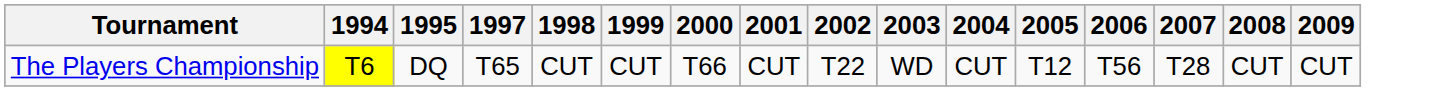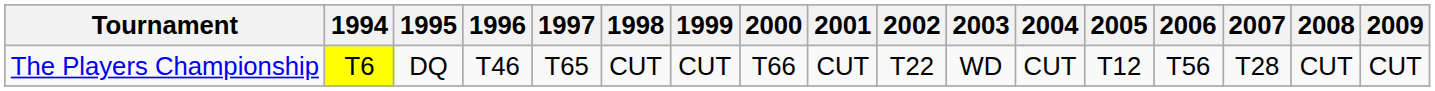+ column: (498, 25)
